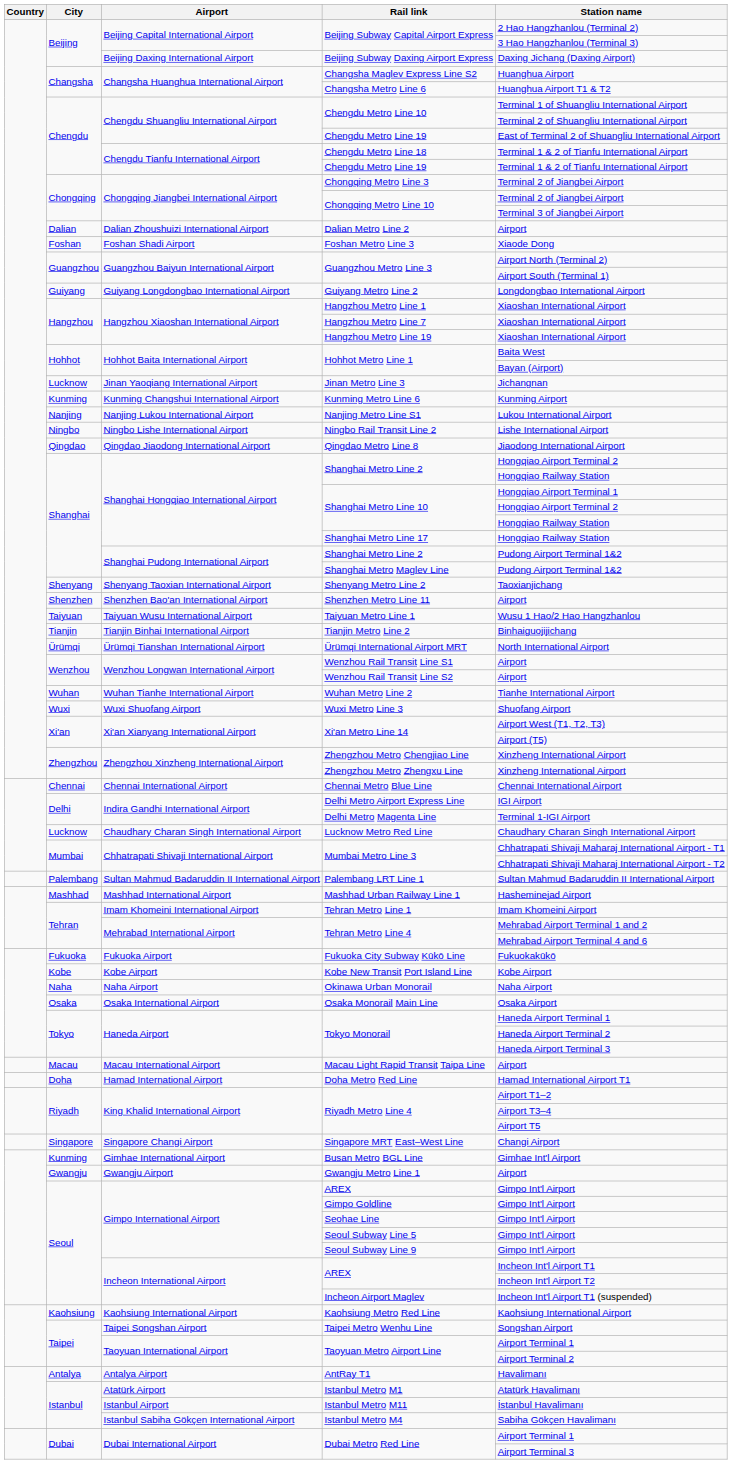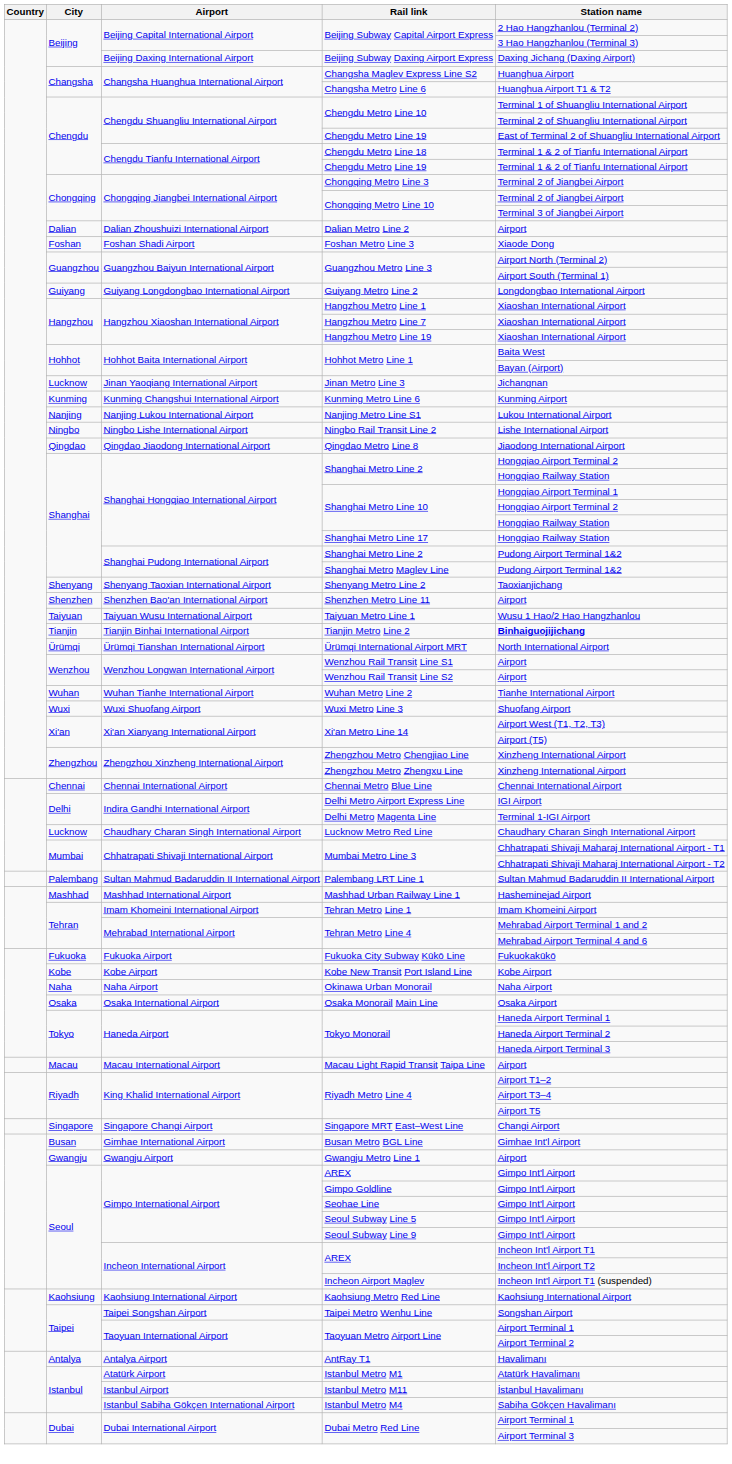(537, 631) normal -> (541, 631) bold
- row: (163, 1080)
(68, 1157) Kunming -> (62, 1142) Busan
